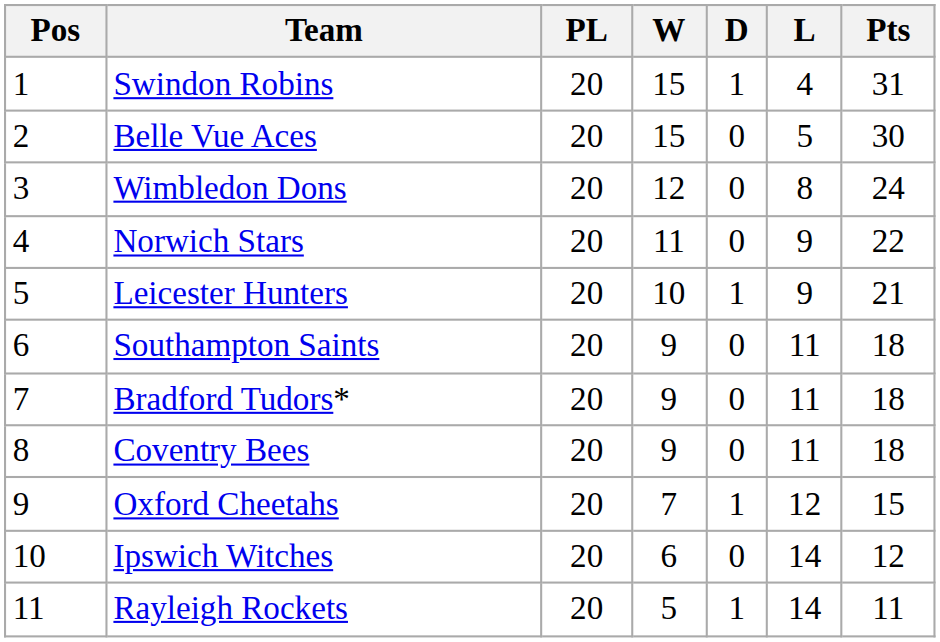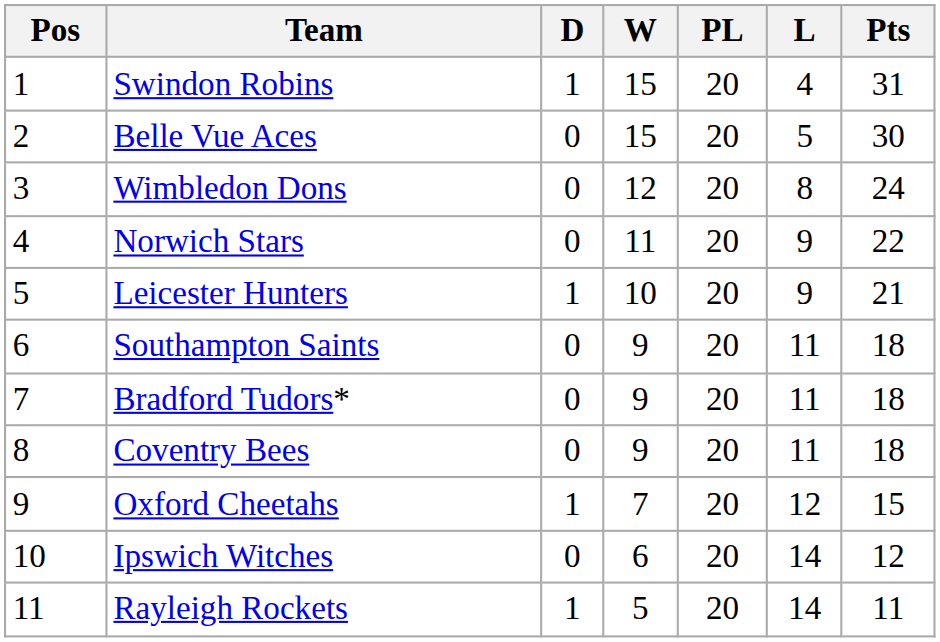columns swapped: (587, 30) <-> (737, 30)
